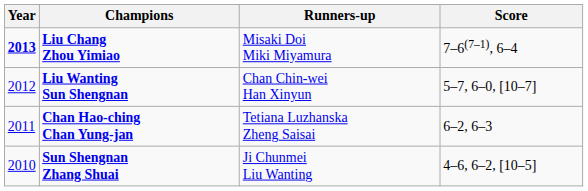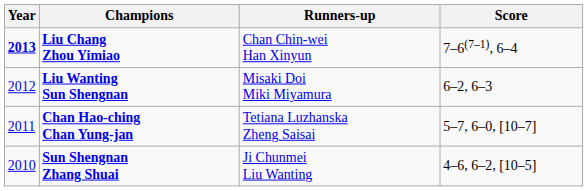(287, 47) Misaki Doi Miki Miyamura -> (285, 47) Chan Chin-wei Han Xinyun
(285, 87) Chan Chin-wei Han Xinyun -> (287, 87) Misaki Doi Miki Miyamura
(490, 87) 5–7, 6–0, [10–7] -> (468, 87) 6–2, 6–3
(468, 126) 6–2, 6–3 -> (490, 126) 5–7, 6–0, [10–7]
